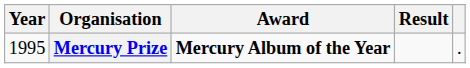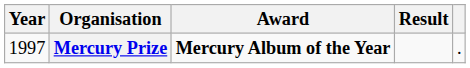(27, 47) 1995 -> (27, 47) 1997
